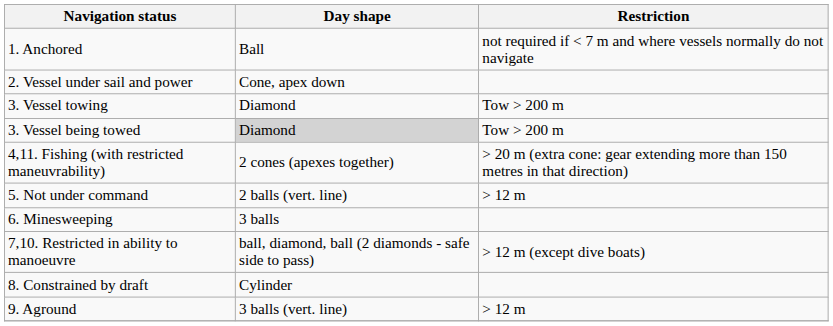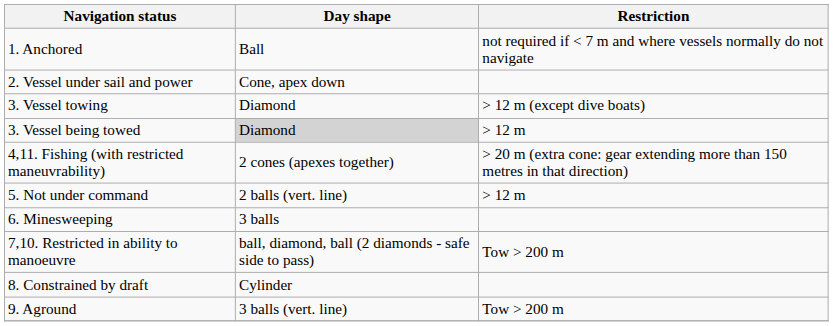(523, 105) Tow > 200 m -> (564, 105) > 12 m (except dive boats)
(523, 130) Tow > 200 m -> (504, 130) > 12 m
(564, 252) > 12 m (except dive boats) -> (523, 252) Tow > 200 m
(504, 308) > 12 m -> (523, 308) Tow > 200 m
